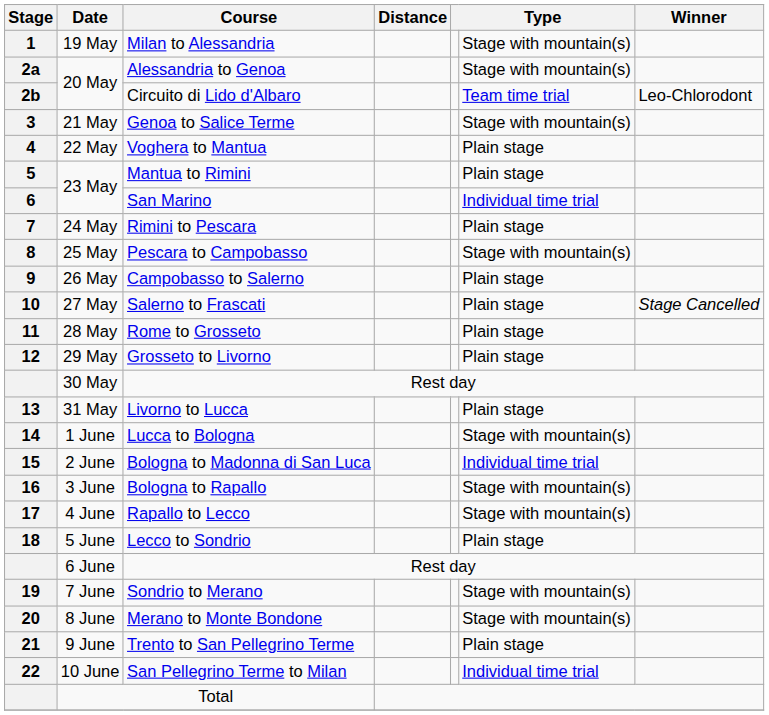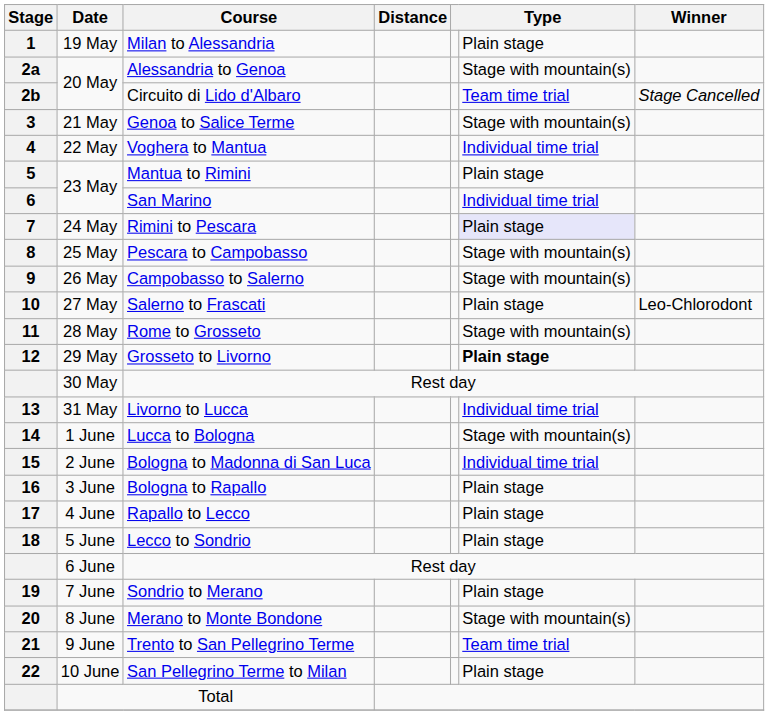(547, 43) Stage with mountain(s) -> (503, 43) Plain stage
(695, 95) Leo-Chlorodont -> (699, 95) Stage Cancelled
(503, 148) Plain stage -> (530, 148) Individual time trial
(503, 226) no background -> (503, 226) lavender background
(503, 278) Plain stage -> (547, 278) Stage with mountain(s)
(699, 305) Stage Cancelled -> (695, 305) Leo-Chlorodont
(503, 331) Plain stage -> (547, 331) Stage with mountain(s)
(503, 357) normal -> (506, 357) bold
(503, 409) Plain stage -> (530, 409) Individual time trial
(547, 488) Stage with mountain(s) -> (503, 488) Plain stage
(547, 514) Stage with mountain(s) -> (503, 514) Plain stage
(547, 592) Stage with mountain(s) -> (503, 592) Plain stage
(503, 644) Plain stage -> (516, 644) Team time trial
(530, 670) Individual time trial -> (503, 670) Plain stage
